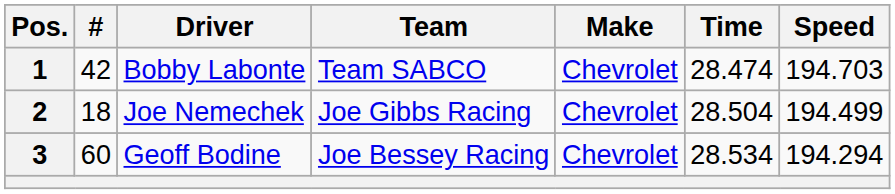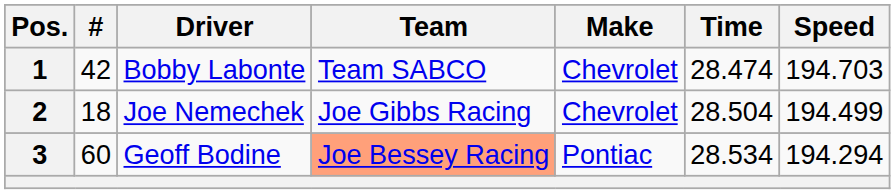(434, 155) no background -> (434, 155) lightsalmon background
(620, 155) Chevrolet -> (607, 155) Pontiac
